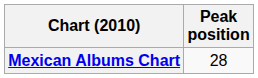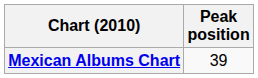(219, 60) 28 -> (219, 60) 39
